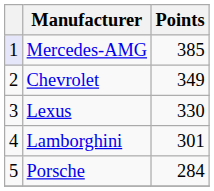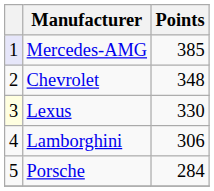(191, 80) 349 -> (191, 80) 348
(13, 110) no background -> (13, 110) lightyellow background
(191, 141) 301 -> (191, 141) 306
